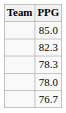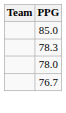- row: (48, 47)
